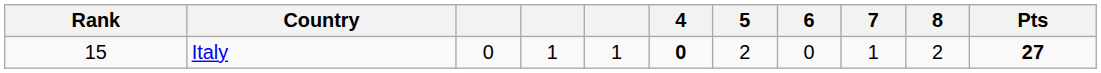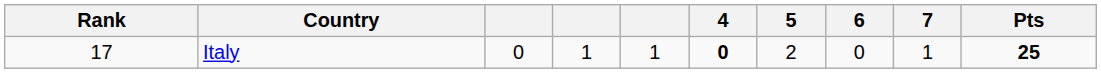- column: (937, 21)
(96, 52) 15 -> (102, 52) 17
(1033, 52) 27 -> (1029, 52) 25
